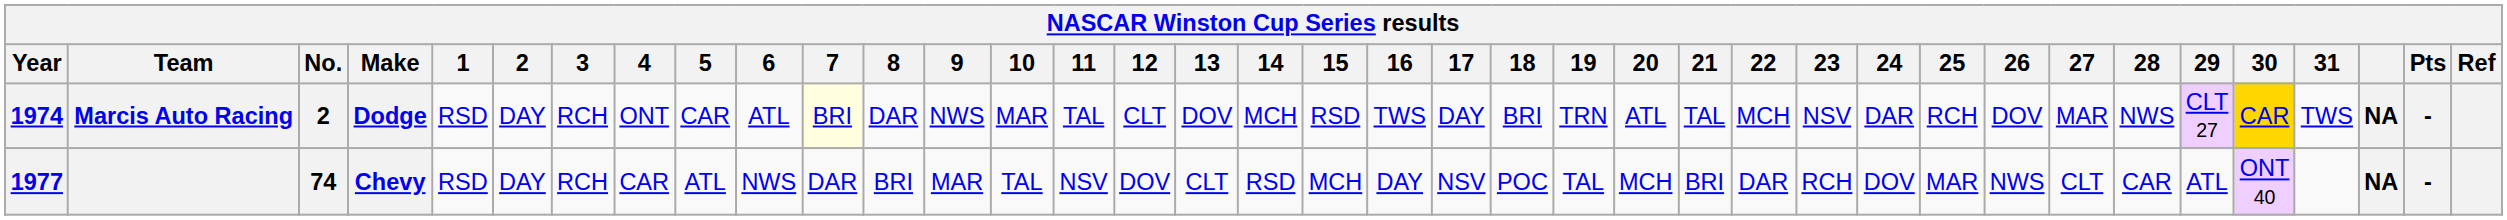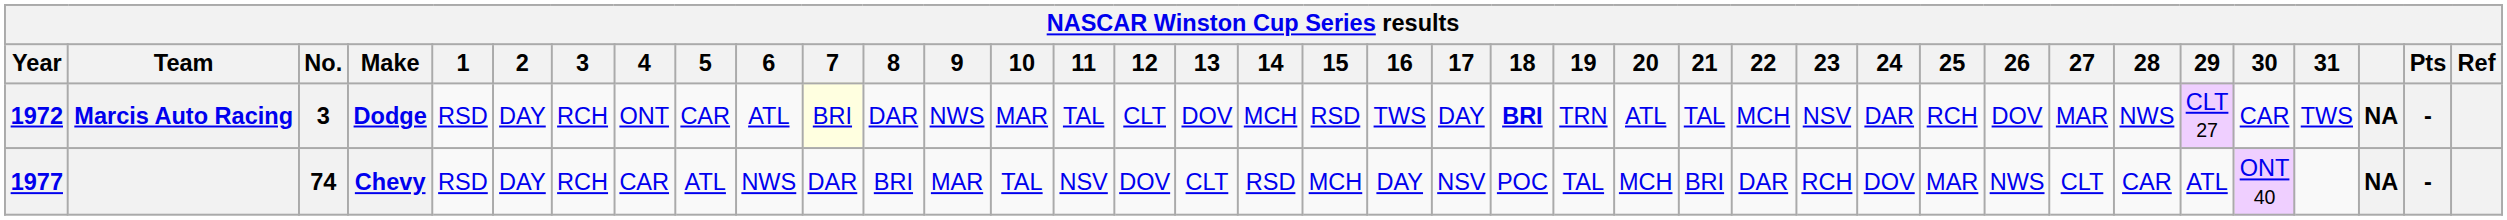(37, 116) 1974 -> (37, 116) 1972
(323, 116) 2 -> (323, 116) 3
(1522, 116) normal -> (1522, 116) bold
(2265, 116) gold background -> (2265, 116) no background
